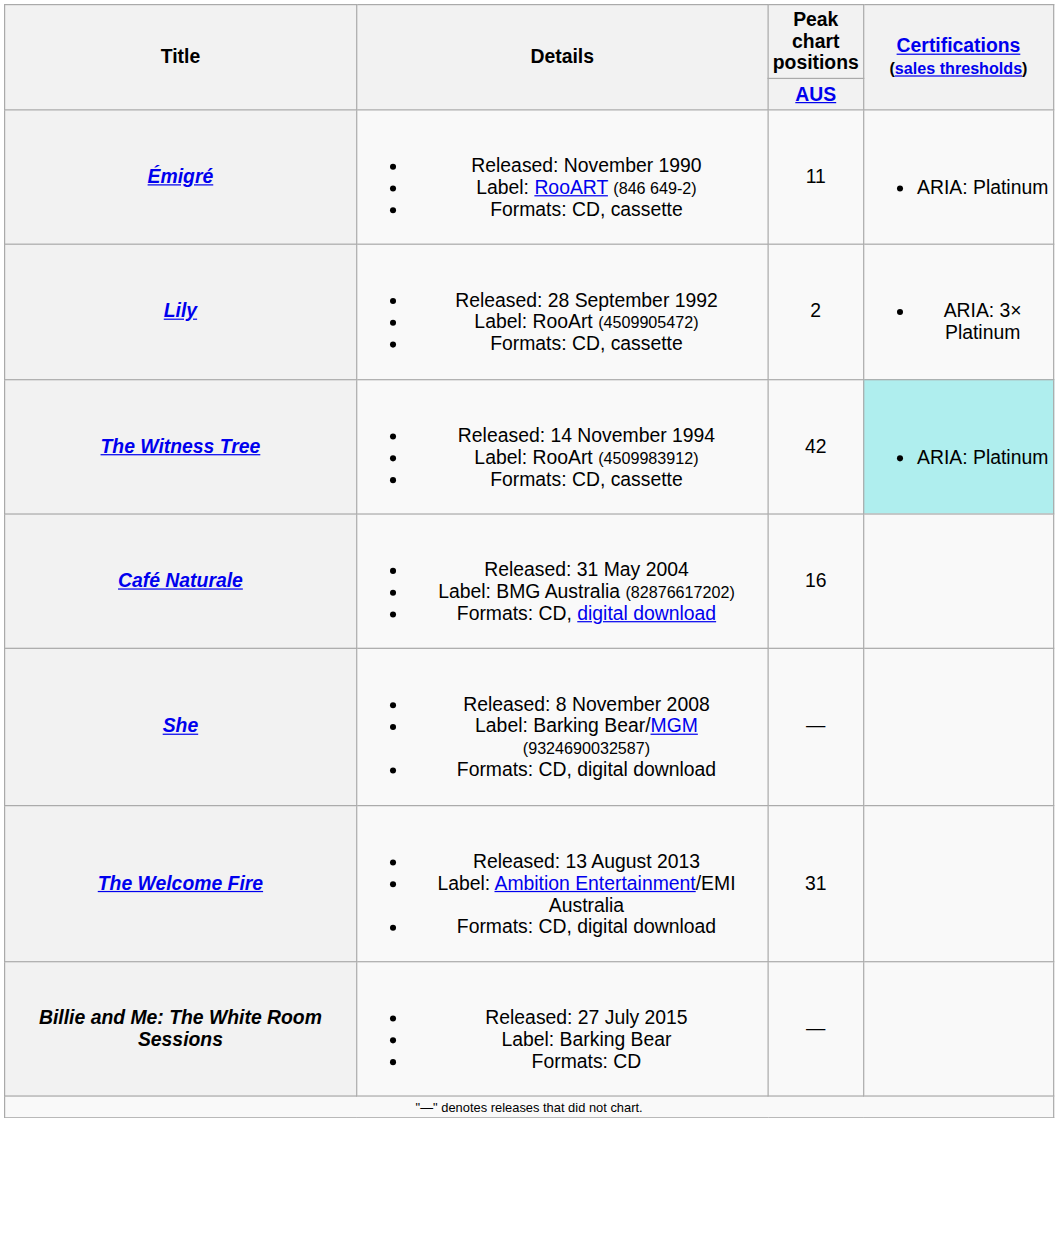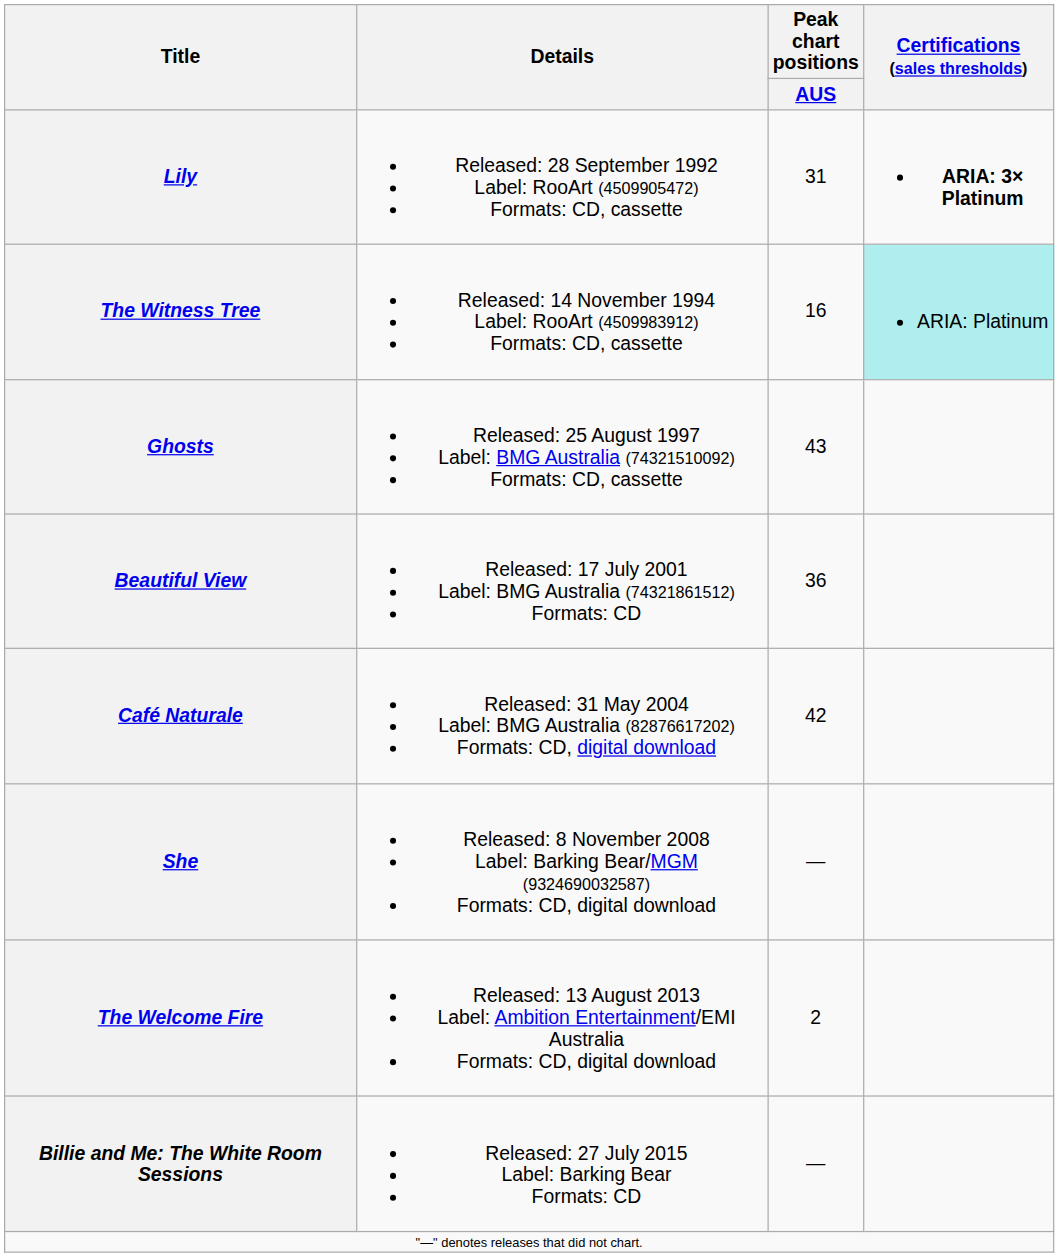- row: (180, 176)
(816, 311) 2 -> (816, 176) 31
(958, 323) normal -> (958, 188) bold
(816, 446) 42 -> (816, 311) 16
+ row: (180, 446)
+ row: (180, 581)
(816, 581) 16 -> (816, 715) 42
(816, 883) 31 -> (816, 1018) 2
